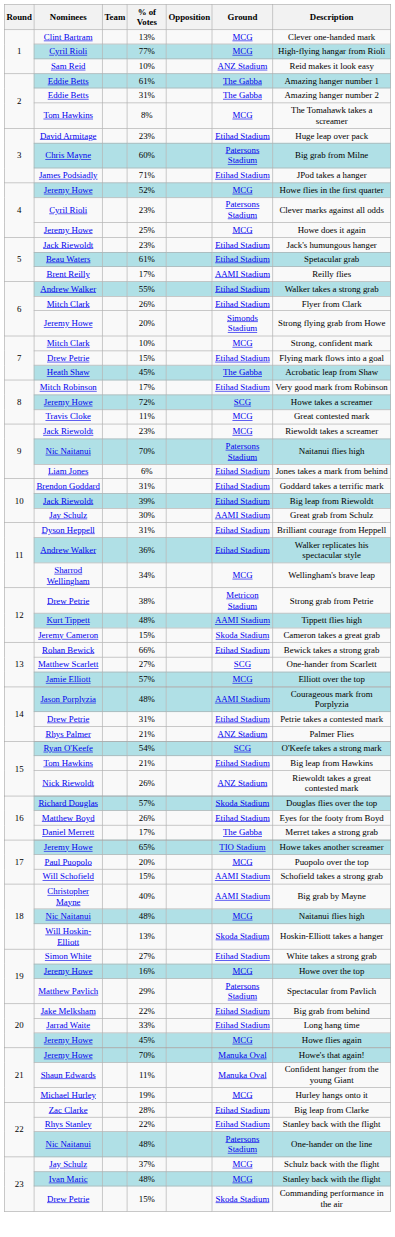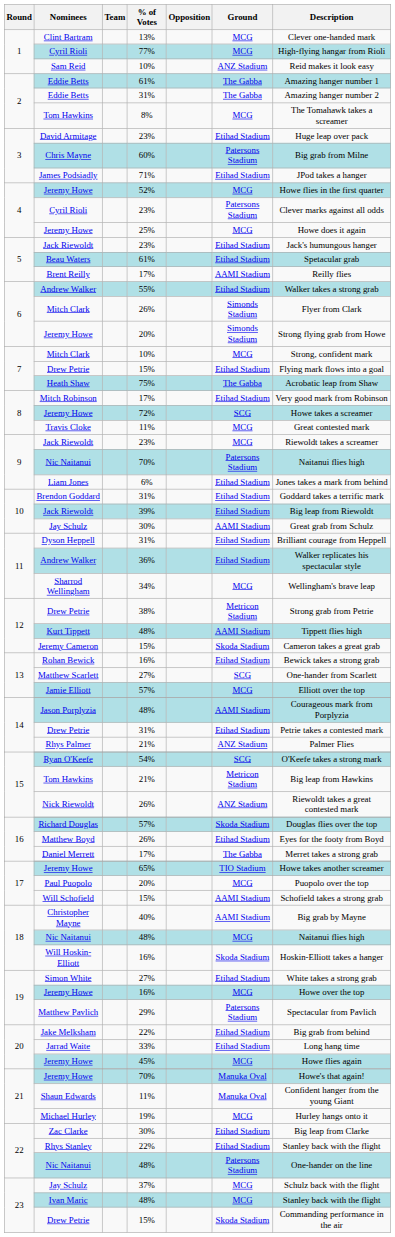(242, 303) Etihad Stadium -> (242, 309) Simonds Stadium
(147, 373) 45% -> (147, 383) 75%
(147, 650) 66% -> (147, 660) 16%
(242, 763) Etihad Stadium -> (242, 779) Metricon Stadium
(147, 936) 13% -> (147, 957) 16%
(147, 1110) 28% -> (147, 1131) 30%
